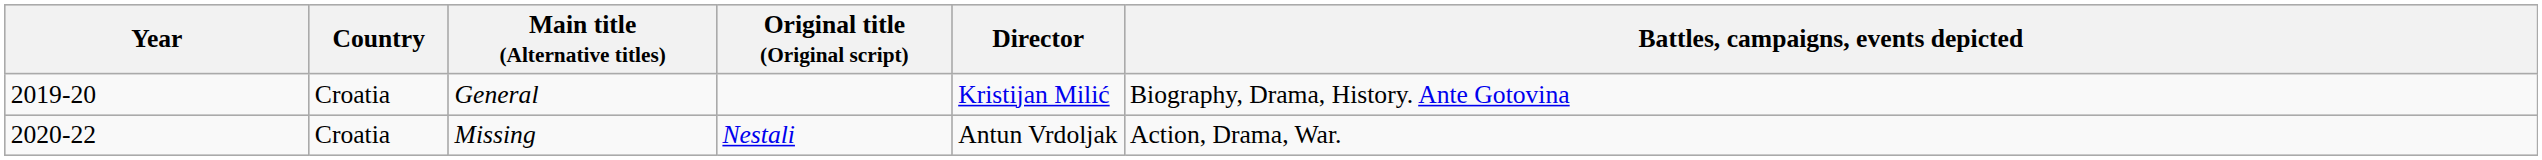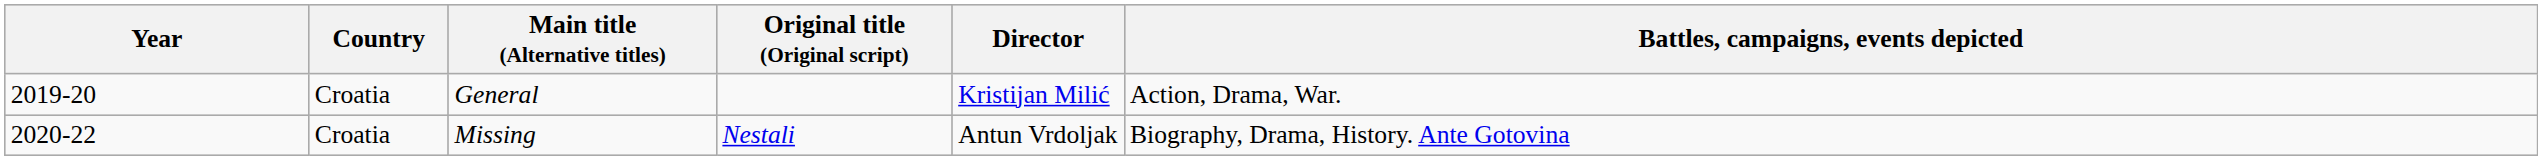(1350, 94) Biography, Drama, History. Ante Gotovina -> (1236, 94) Action, Drama, War.
(1236, 134) Action, Drama, War. -> (1350, 134) Biography, Drama, History. Ante Gotovina
